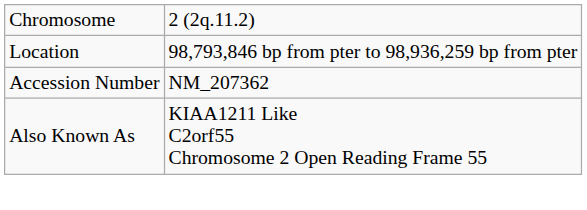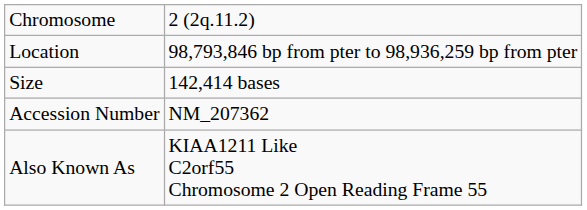+ row: (26, 82)
